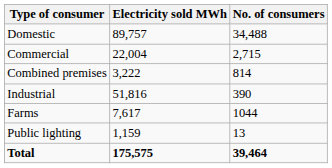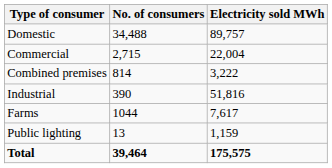columns swapped: (279, 14) <-> (170, 14)
